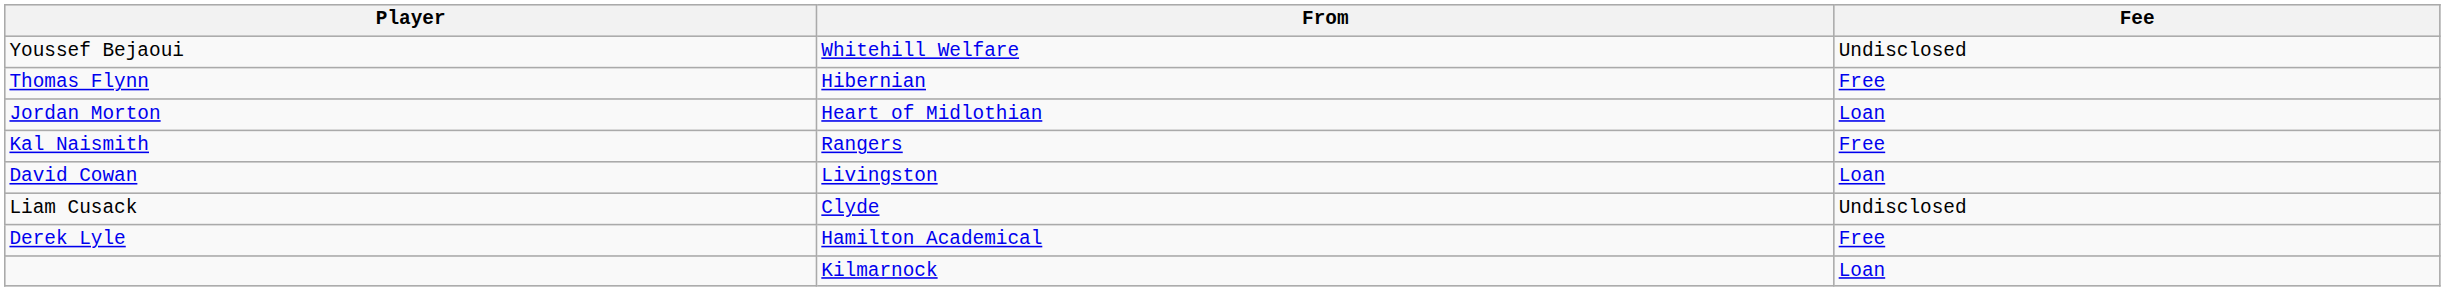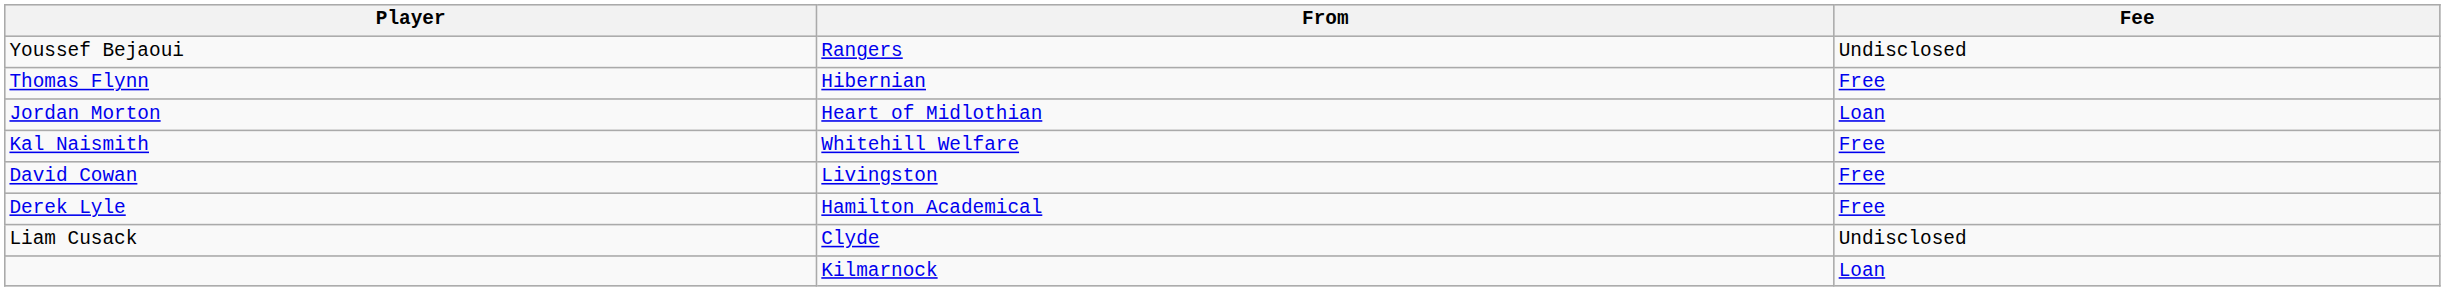(920, 52) Whitehill Welfare -> (862, 52) Rangers
(862, 146) Rangers -> (920, 146) Whitehill Welfare
(1862, 177) Loan -> (1862, 177) Free
rows swapped: (73, 209) <-> (68, 240)
